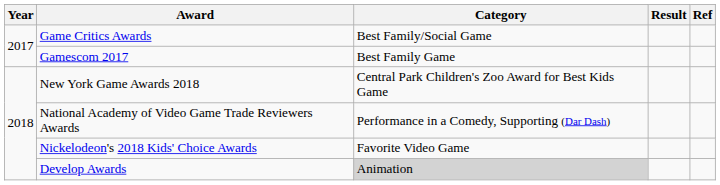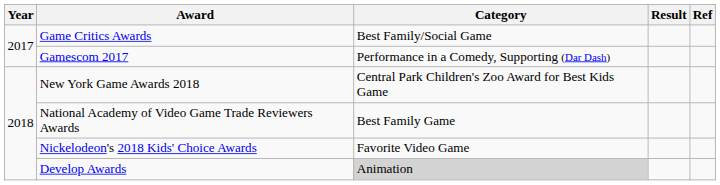(406, 56) Best Family Game -> (483, 56) Performance in a Comedy, Supporting (Dar Dash)
(483, 120) Performance in a Comedy, Supporting (Dar Dash) -> (406, 120) Best Family Game
